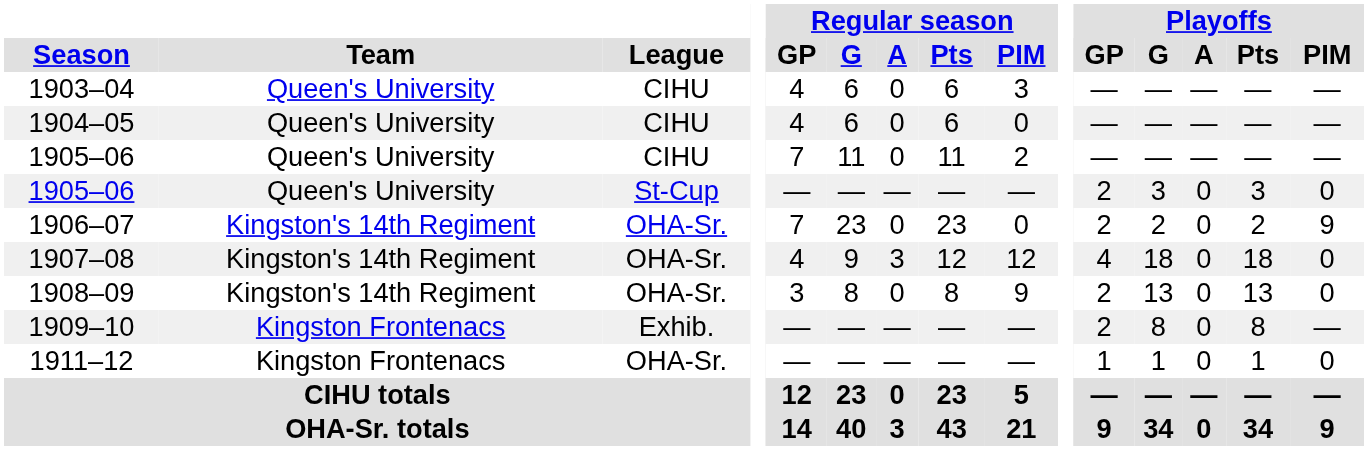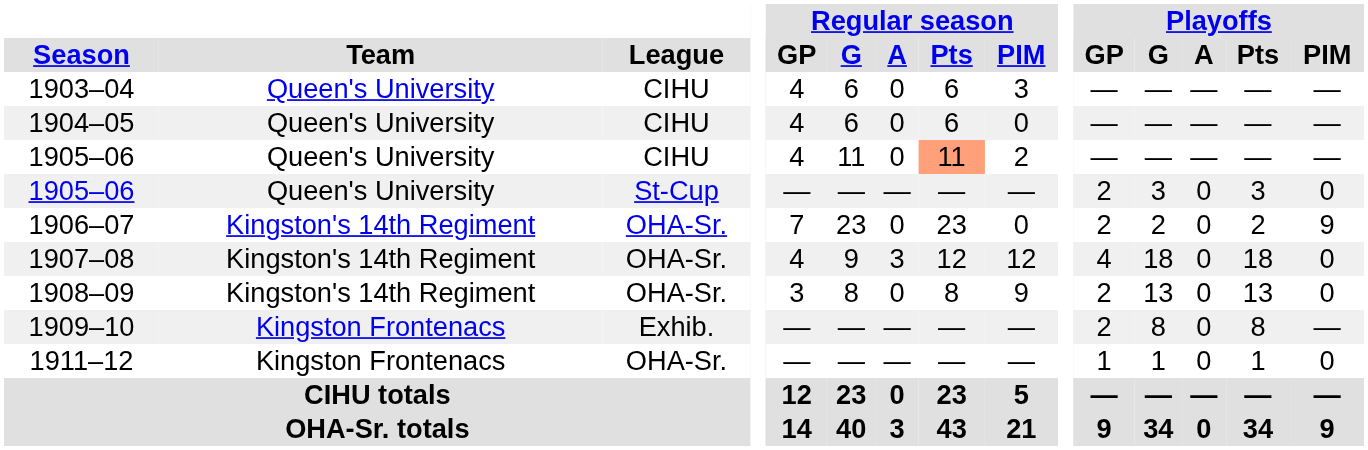(797, 156) 7 -> (797, 156) 4
(952, 156) no background -> (952, 156) lightsalmon background
